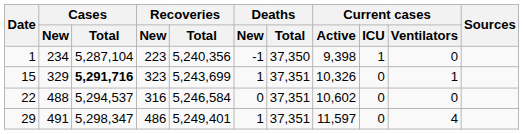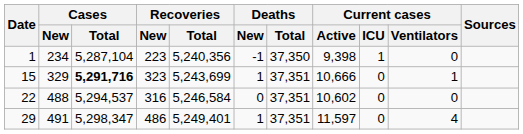(336, 77) 10,326 -> (336, 77) 10,666
